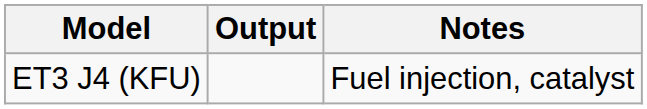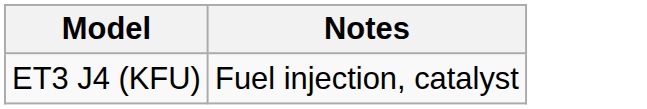- column: (266, 28)
